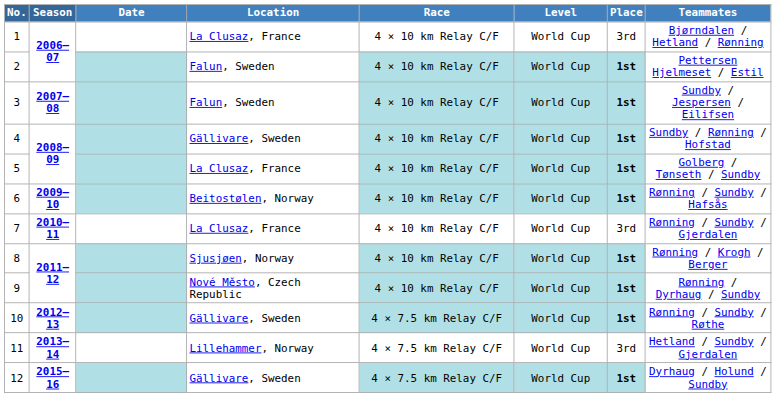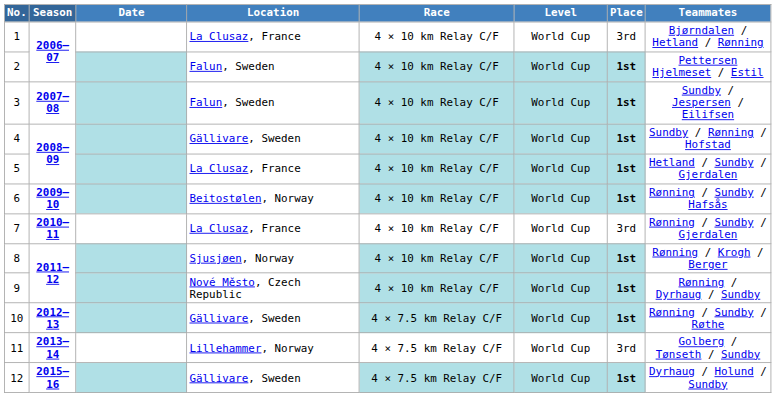(708, 169) Golberg / Tønseth / Sundby -> (708, 169) Hetland / Sundby / Gjerdalen
(708, 348) Hetland / Sundby / Gjerdalen -> (708, 348) Golberg / Tønseth / Sundby
